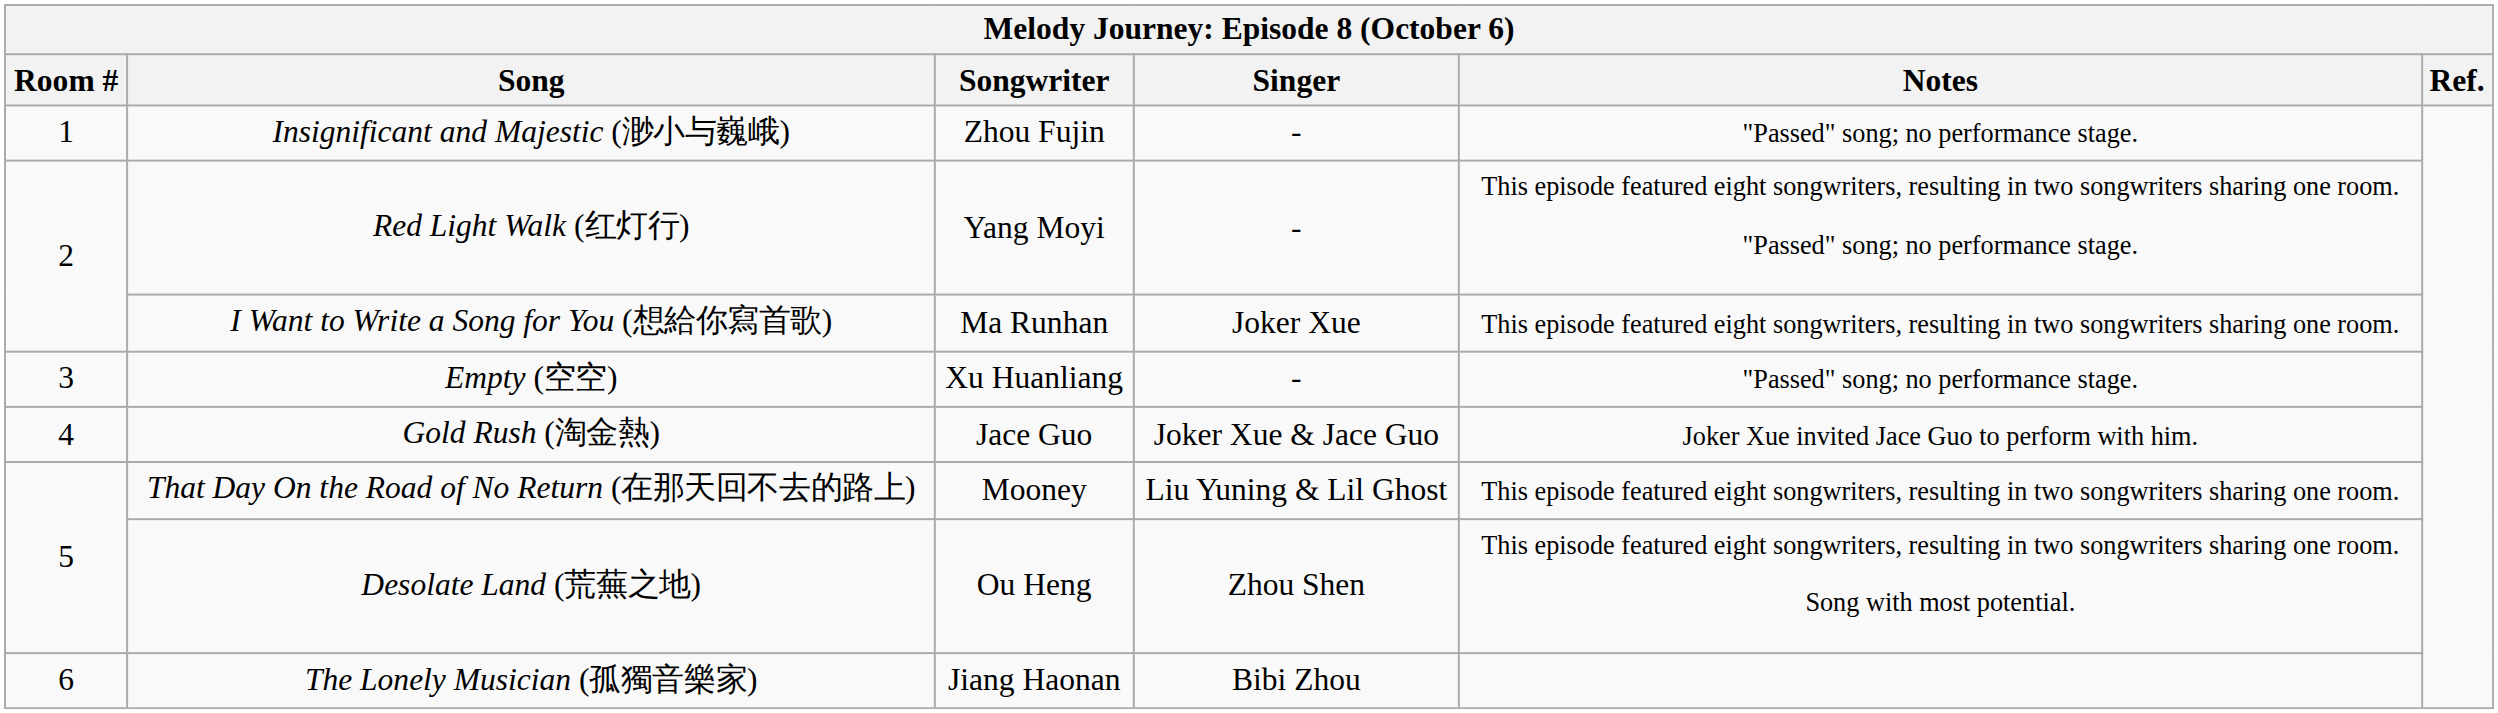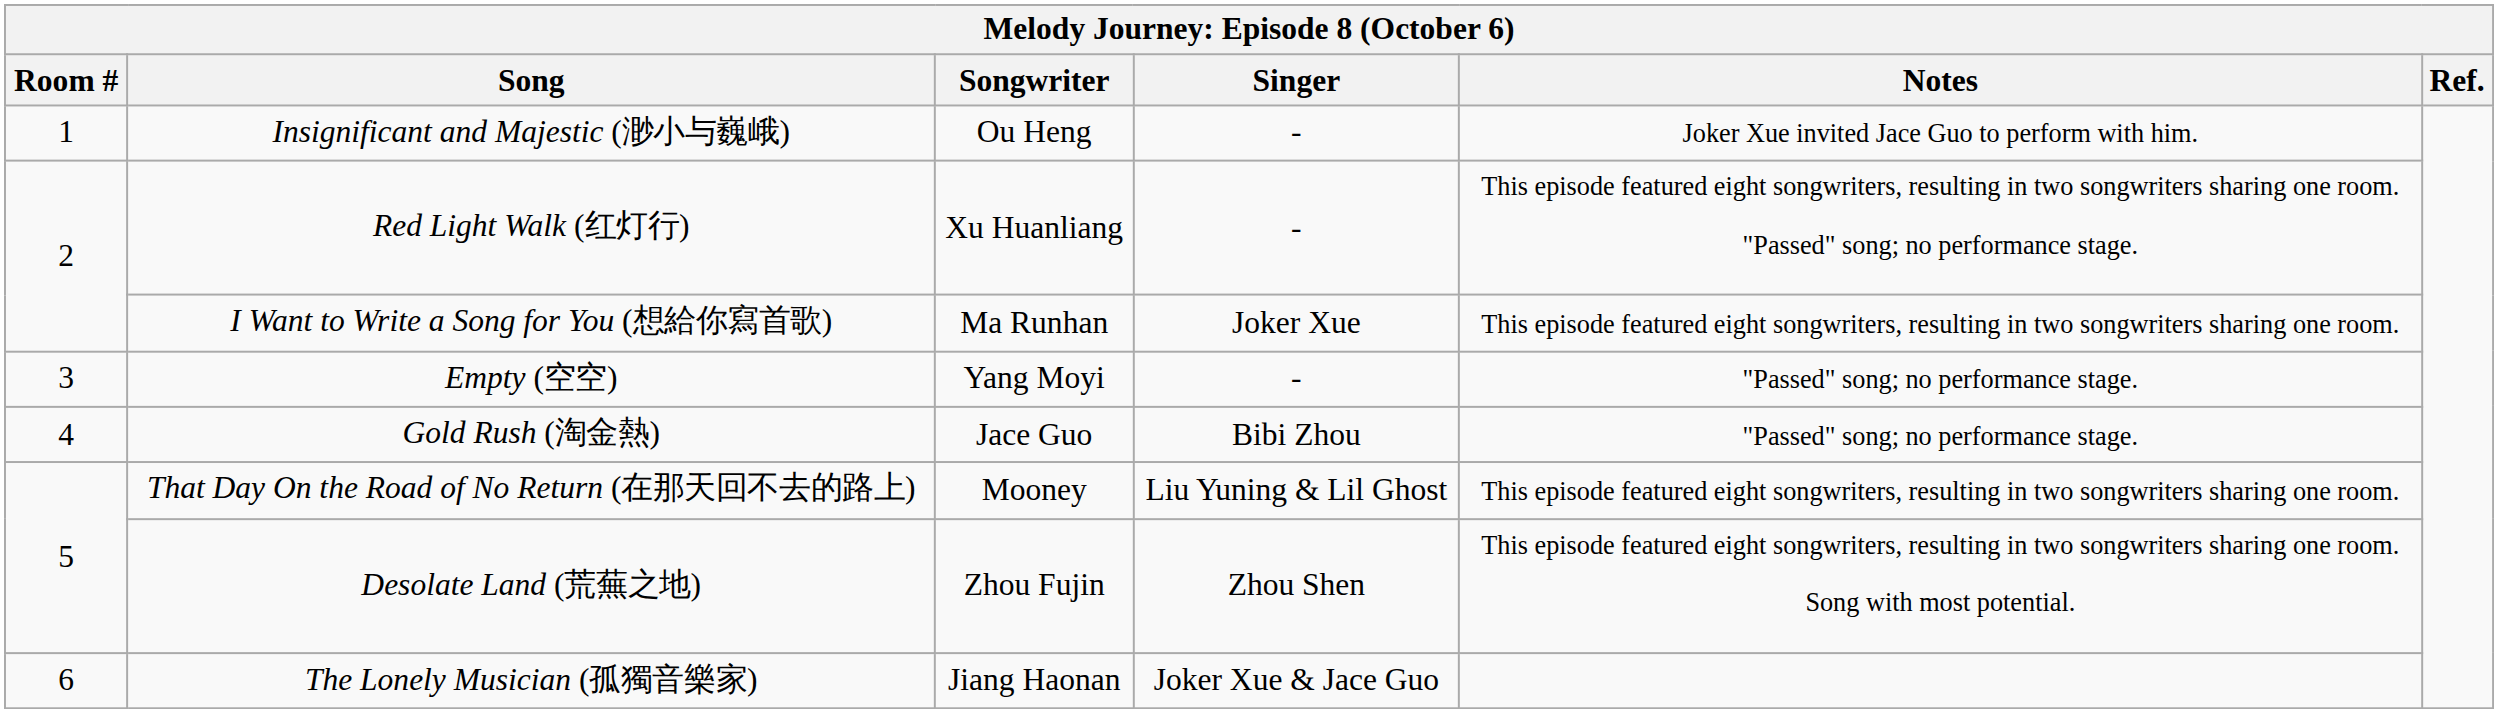(1034, 132) Zhou Fujin -> (1034, 132) Ou Heng
(1940, 134) "Passed" song; no performance stage. -> (1940, 134) Joker Xue invited Jace Guo to perform with him.
(1034, 227) Yang Moyi -> (1034, 227) Xu Huanliang
(1034, 378) Xu Huanliang -> (1034, 378) Yang Moyi
(1296, 434) Joker Xue & Jace Guo -> (1296, 434) Bibi Zhou
(1940, 436) Joker Xue invited Jace Guo to perform with him. -> (1940, 436) "Passed" song; no performance stage.
(1034, 585) Ou Heng -> (1034, 585) Zhou Fujin
(1296, 679) Bibi Zhou -> (1296, 679) Joker Xue & Jace Guo
